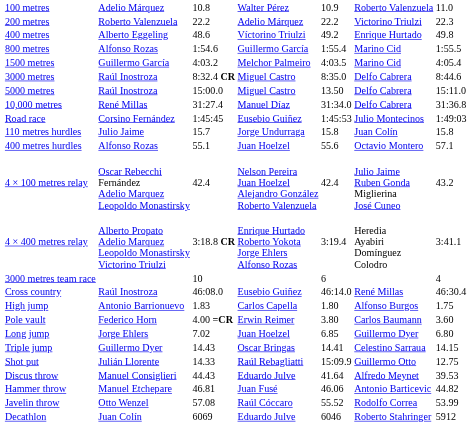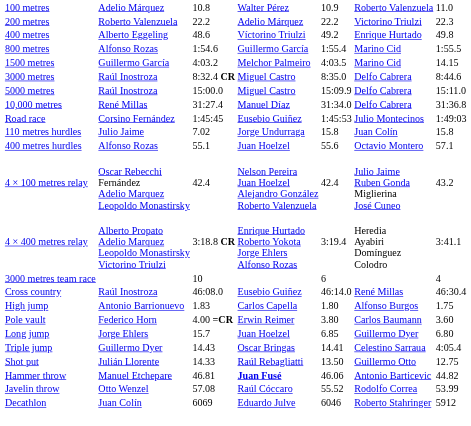(449, 63) 4:05.4 -> (447, 63) 14.15
(332, 90) 13.50 -> (336, 90) 15:09.9
(201, 132) 15.7 -> (201, 132) 7.02
(201, 334) 7.02 -> (201, 334) 15.7
(447, 347) 14.15 -> (449, 347) 4:05.4
(336, 361) 15:09.9 -> (332, 361) 13.50
- row: (32, 375)
(258, 389) normal -> (260, 375) bold
